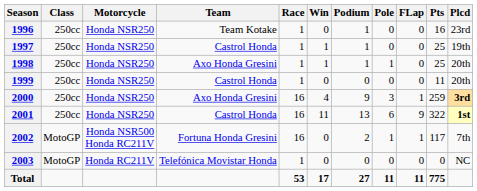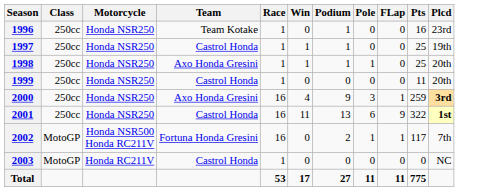(218, 161) Telefónica Movistar Honda -> (227, 161) Castrol Honda
